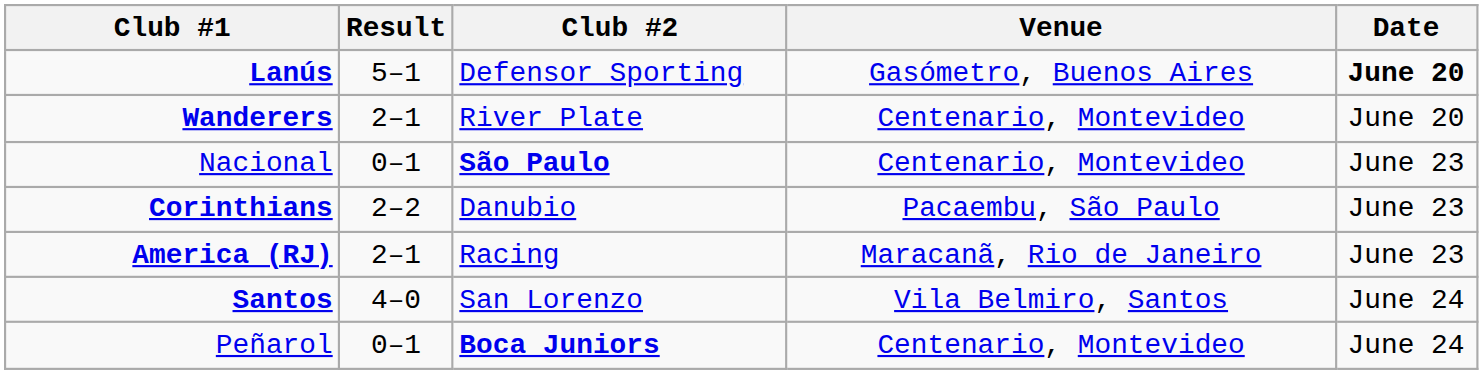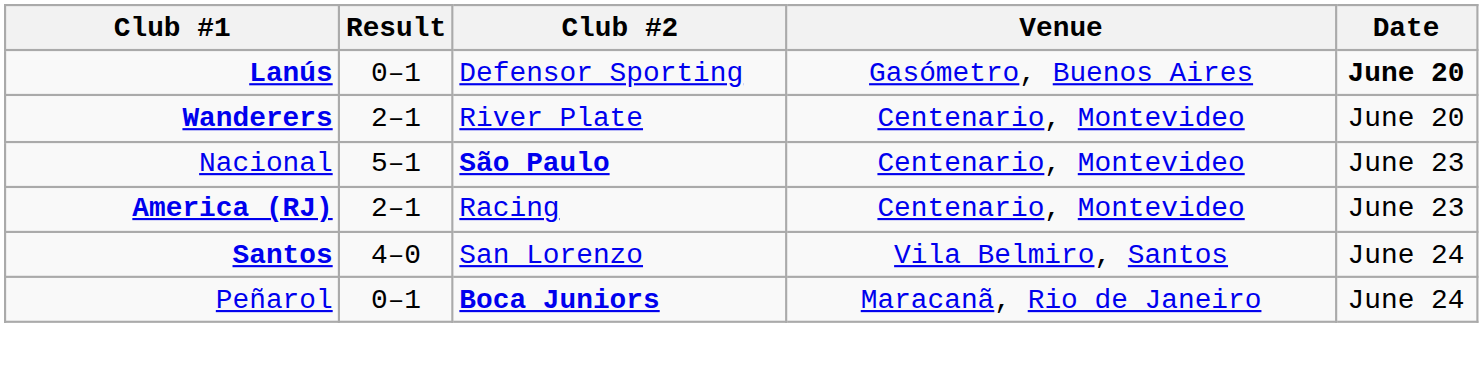(396, 73) 5–1 -> (396, 73) 0–1
(396, 164) 0–1 -> (396, 164) 5–1
- row: (241, 209)
(1061, 254) Maracanã, Rio de Janeiro -> (1061, 209) Centenario, Montevideo
(1061, 345) Centenario, Montevideo -> (1061, 300) Maracanã, Rio de Janeiro
